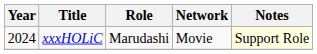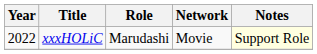(22, 37) 2024 -> (22, 37) 2022
